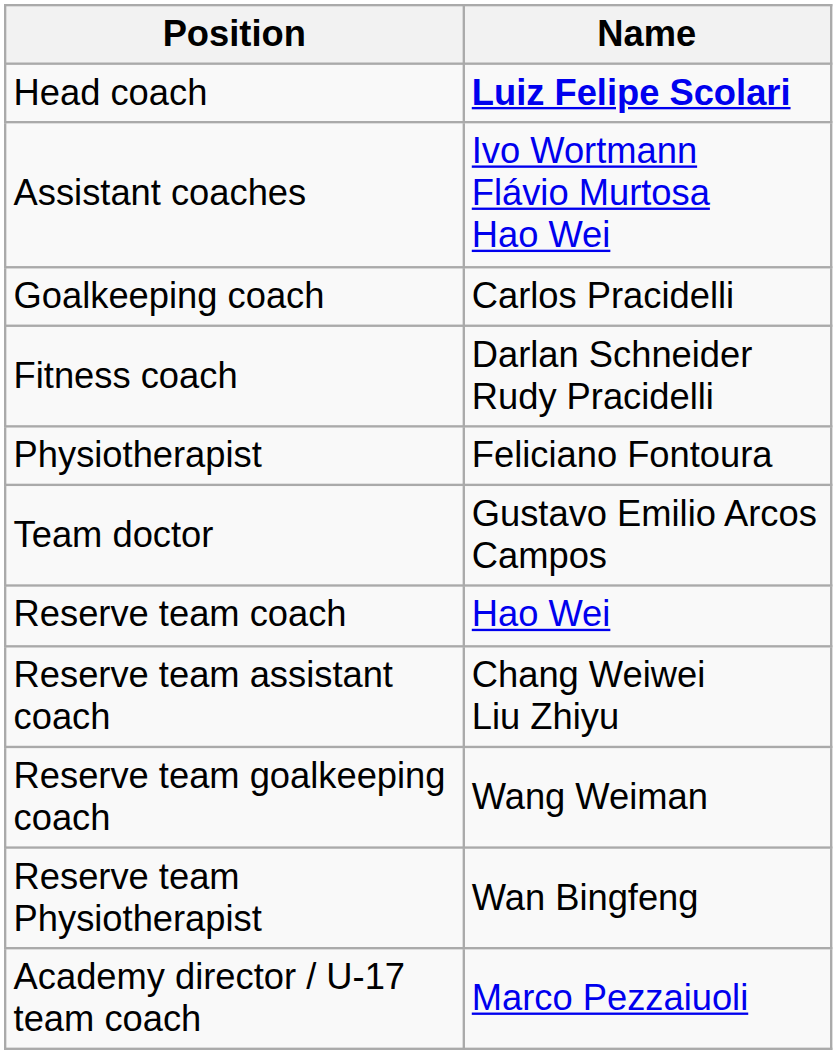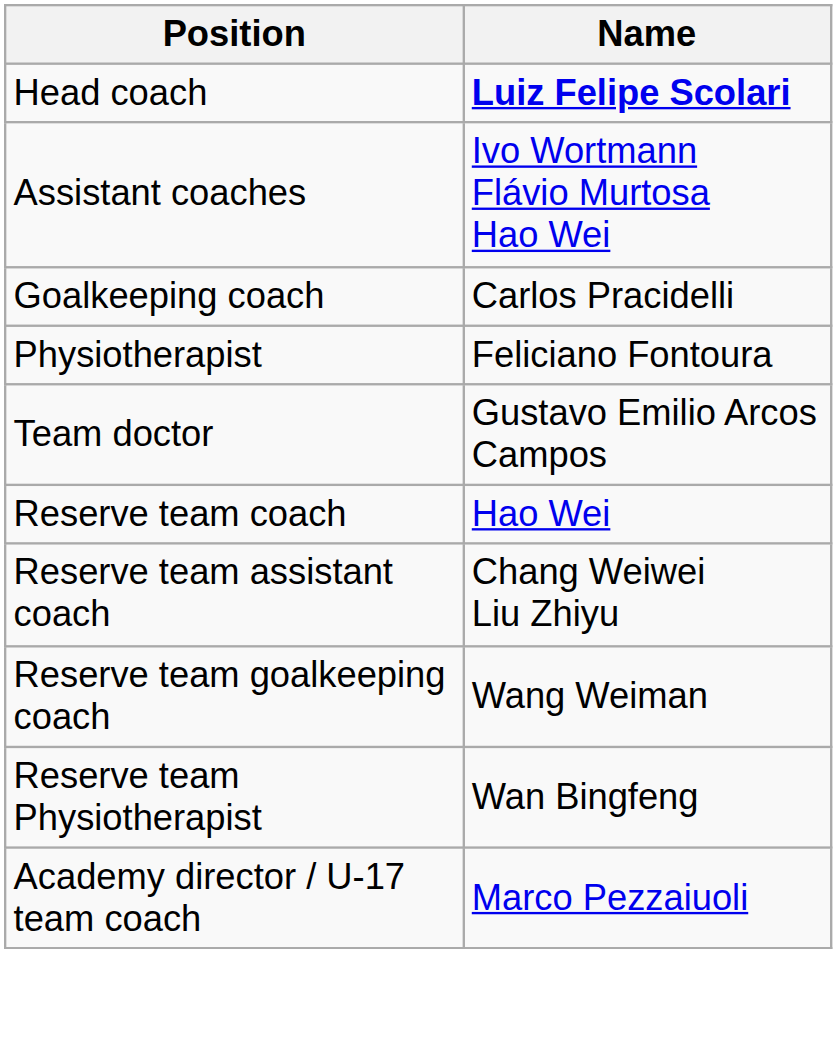- row: (126, 374)
